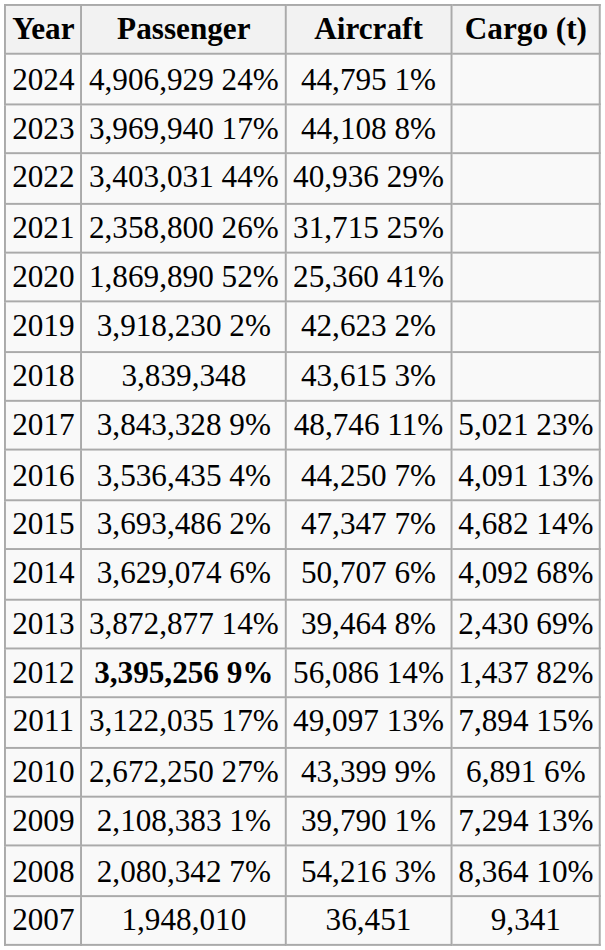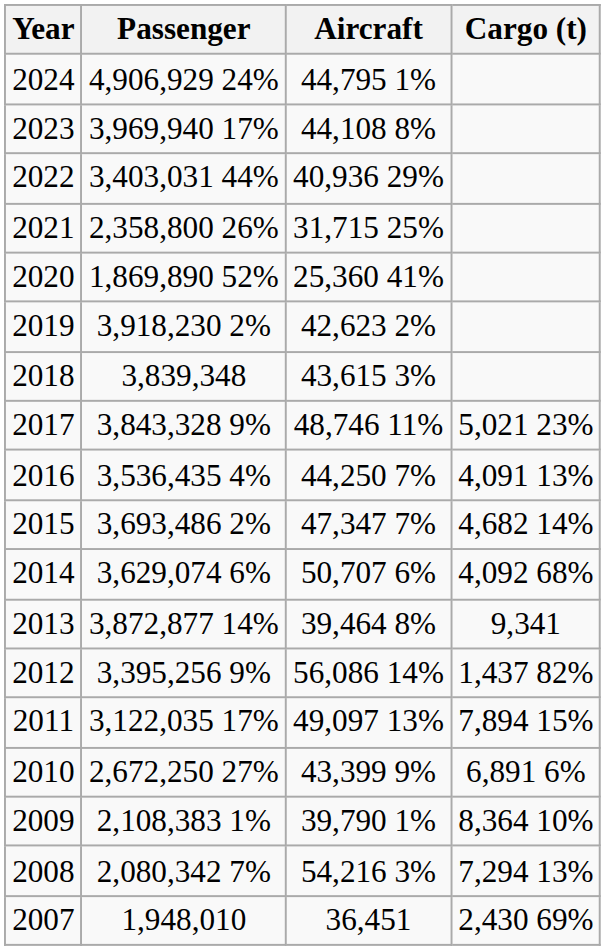(526, 623) 2,430 69% -> (526, 623) 9,341
(184, 672) bold -> (184, 672) normal
(526, 820) 7,294 13% -> (526, 820) 8,364 10%
(526, 870) 8,364 10% -> (526, 870) 7,294 13%
(526, 919) 9,341 -> (526, 919) 2,430 69%
